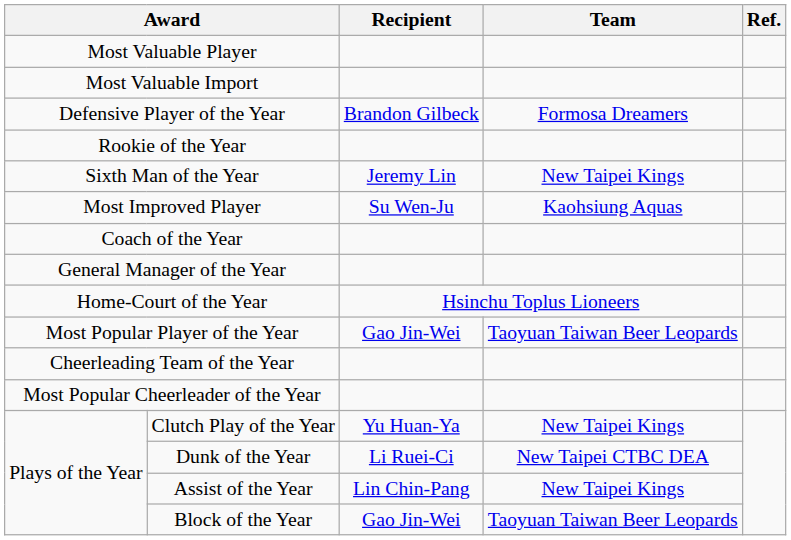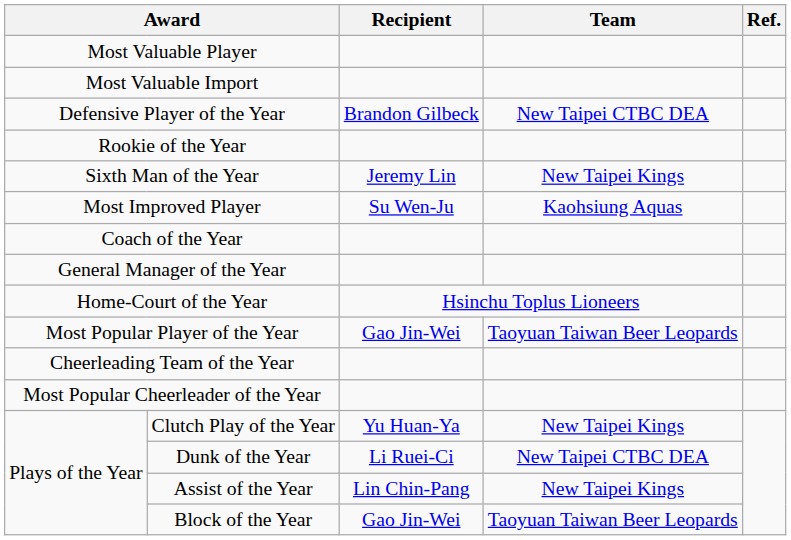(613, 113) Formosa Dreamers -> (613, 113) New Taipei CTBC DEA
